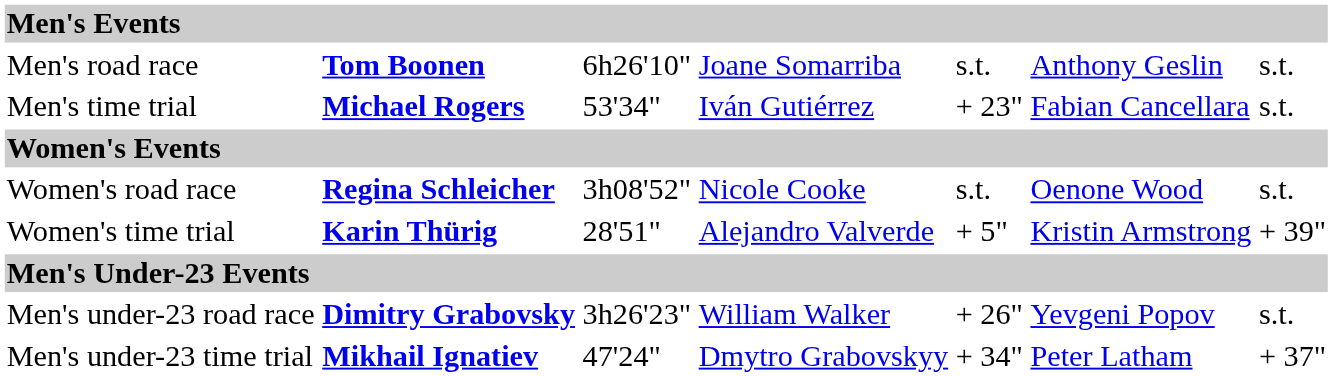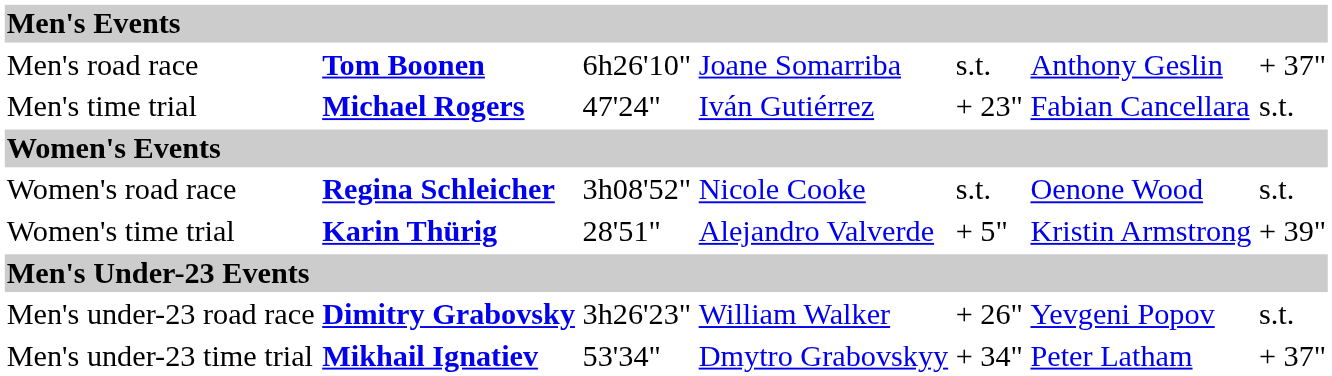(1277, 64) s.t. -> (1293, 64) + 37"
(622, 106) 53'34" -> (622, 106) 47'24"
(622, 355) 47'24" -> (622, 355) 53'34"
